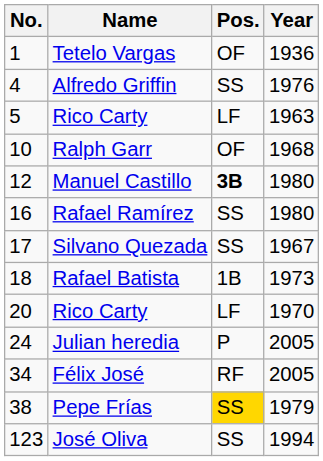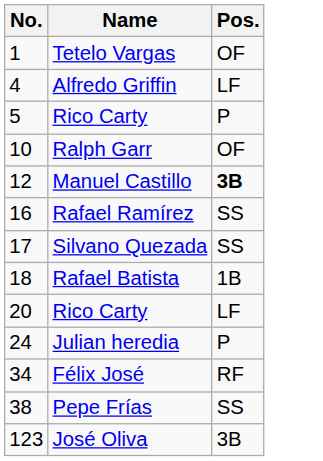- column: (292, 20)
(230, 85) SS -> (229, 85) LF
(229, 117) LF -> (224, 117) P
(230, 407) gold background -> (230, 407) no background
(230, 439) SS -> (229, 439) 3B
